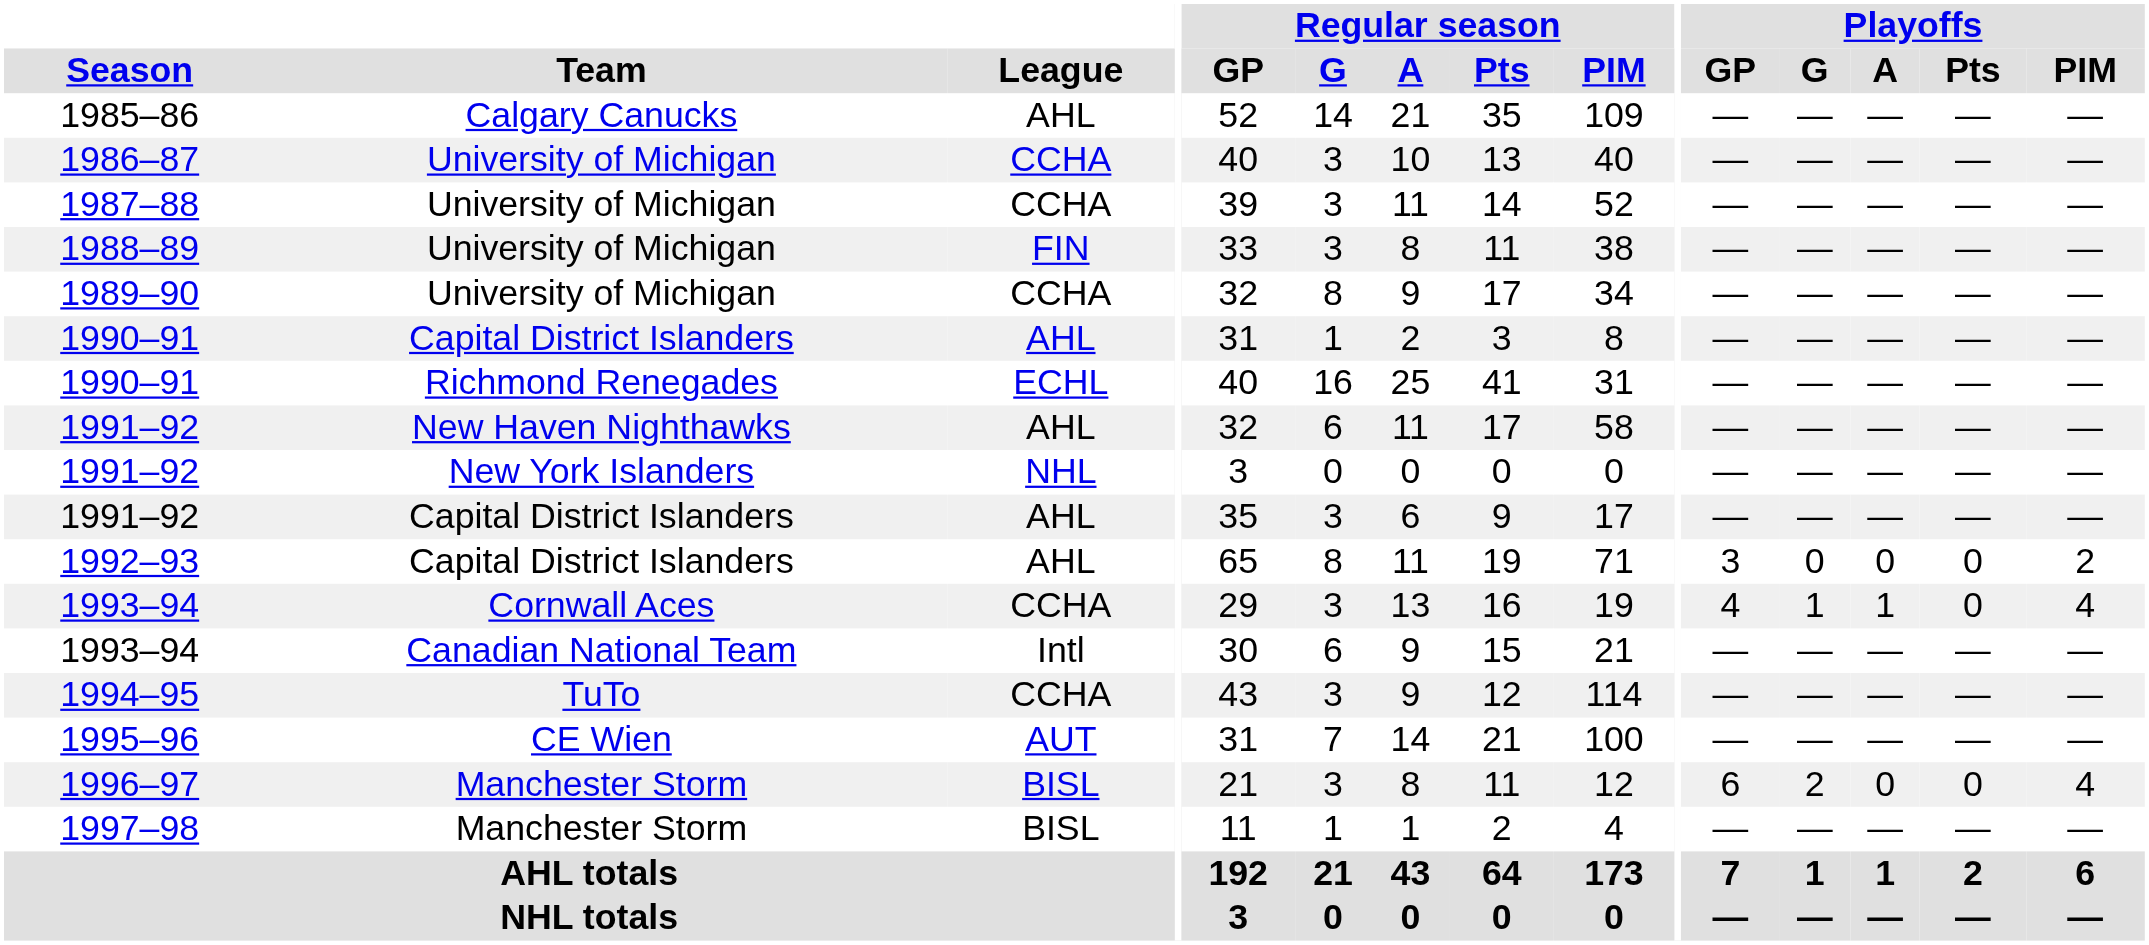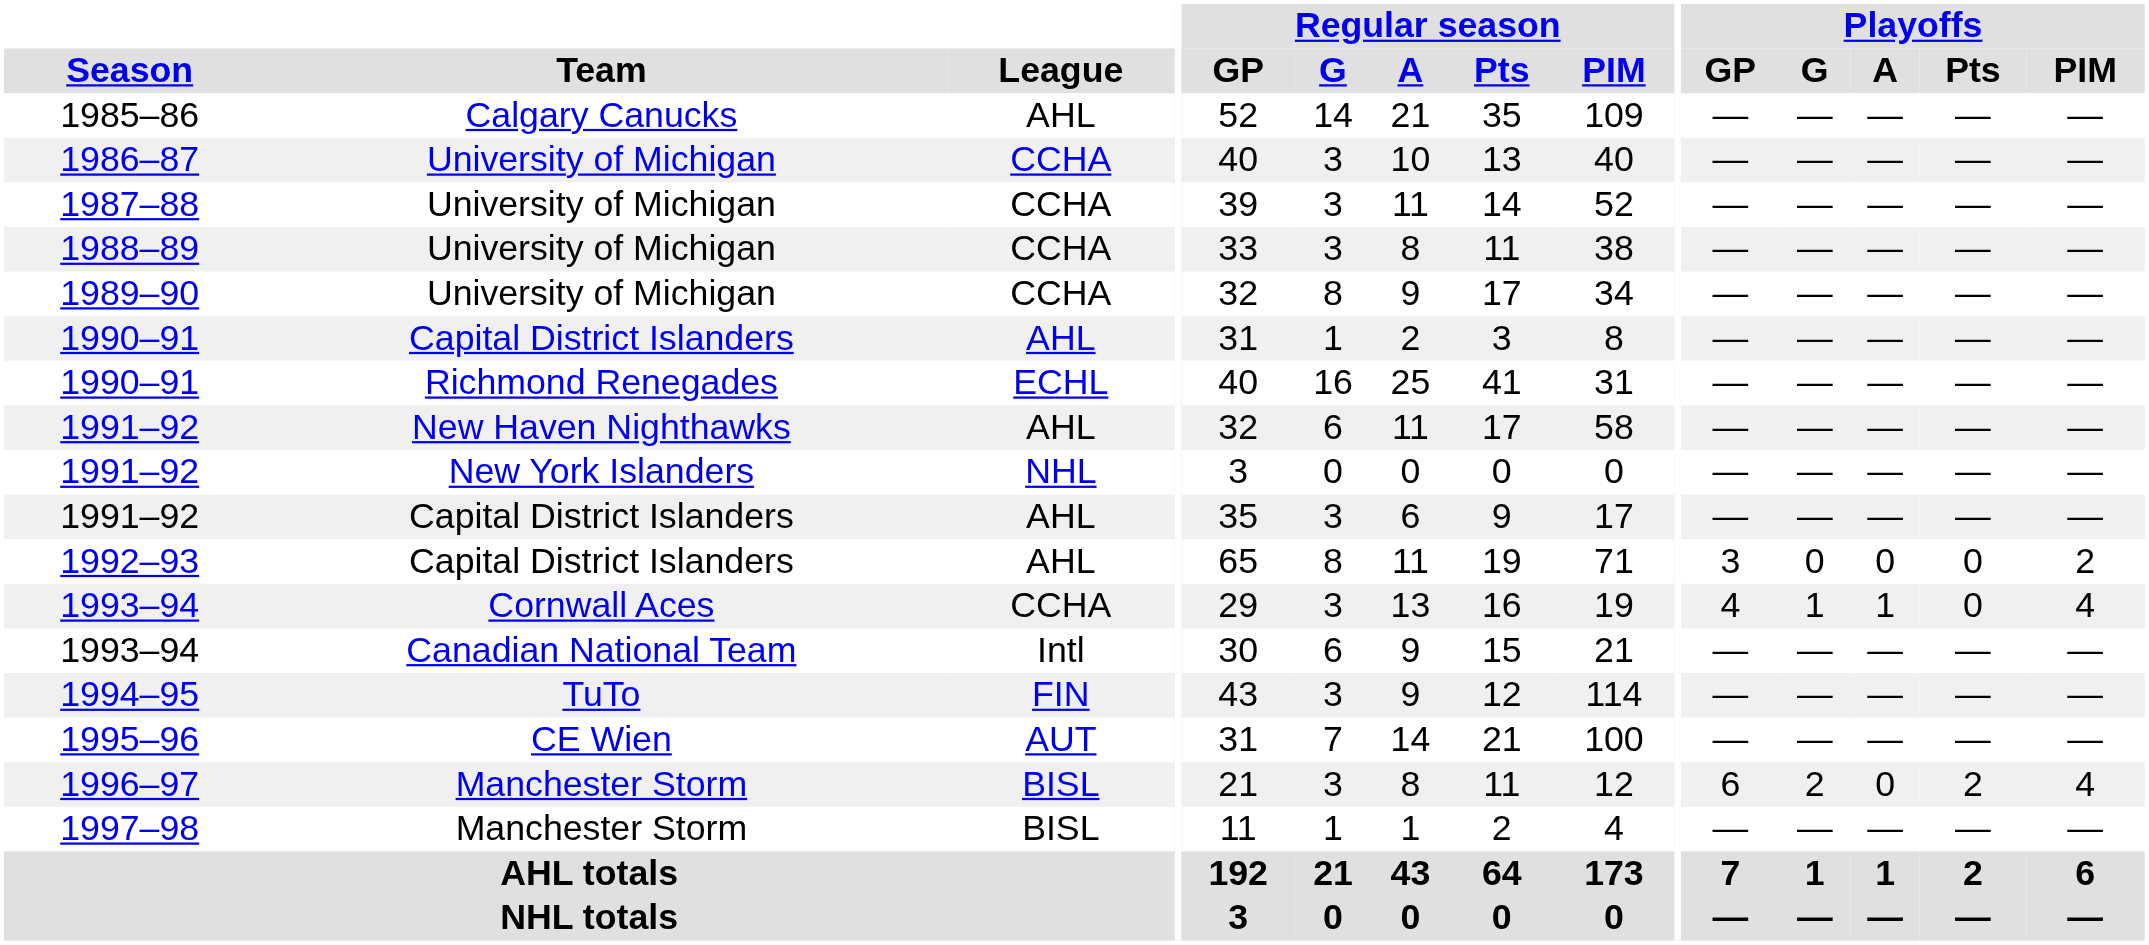(1061, 248) FIN -> (1061, 248) CCHA
(1061, 694) CCHA -> (1061, 694) FIN
(1973, 783) 0 -> (1973, 783) 2
